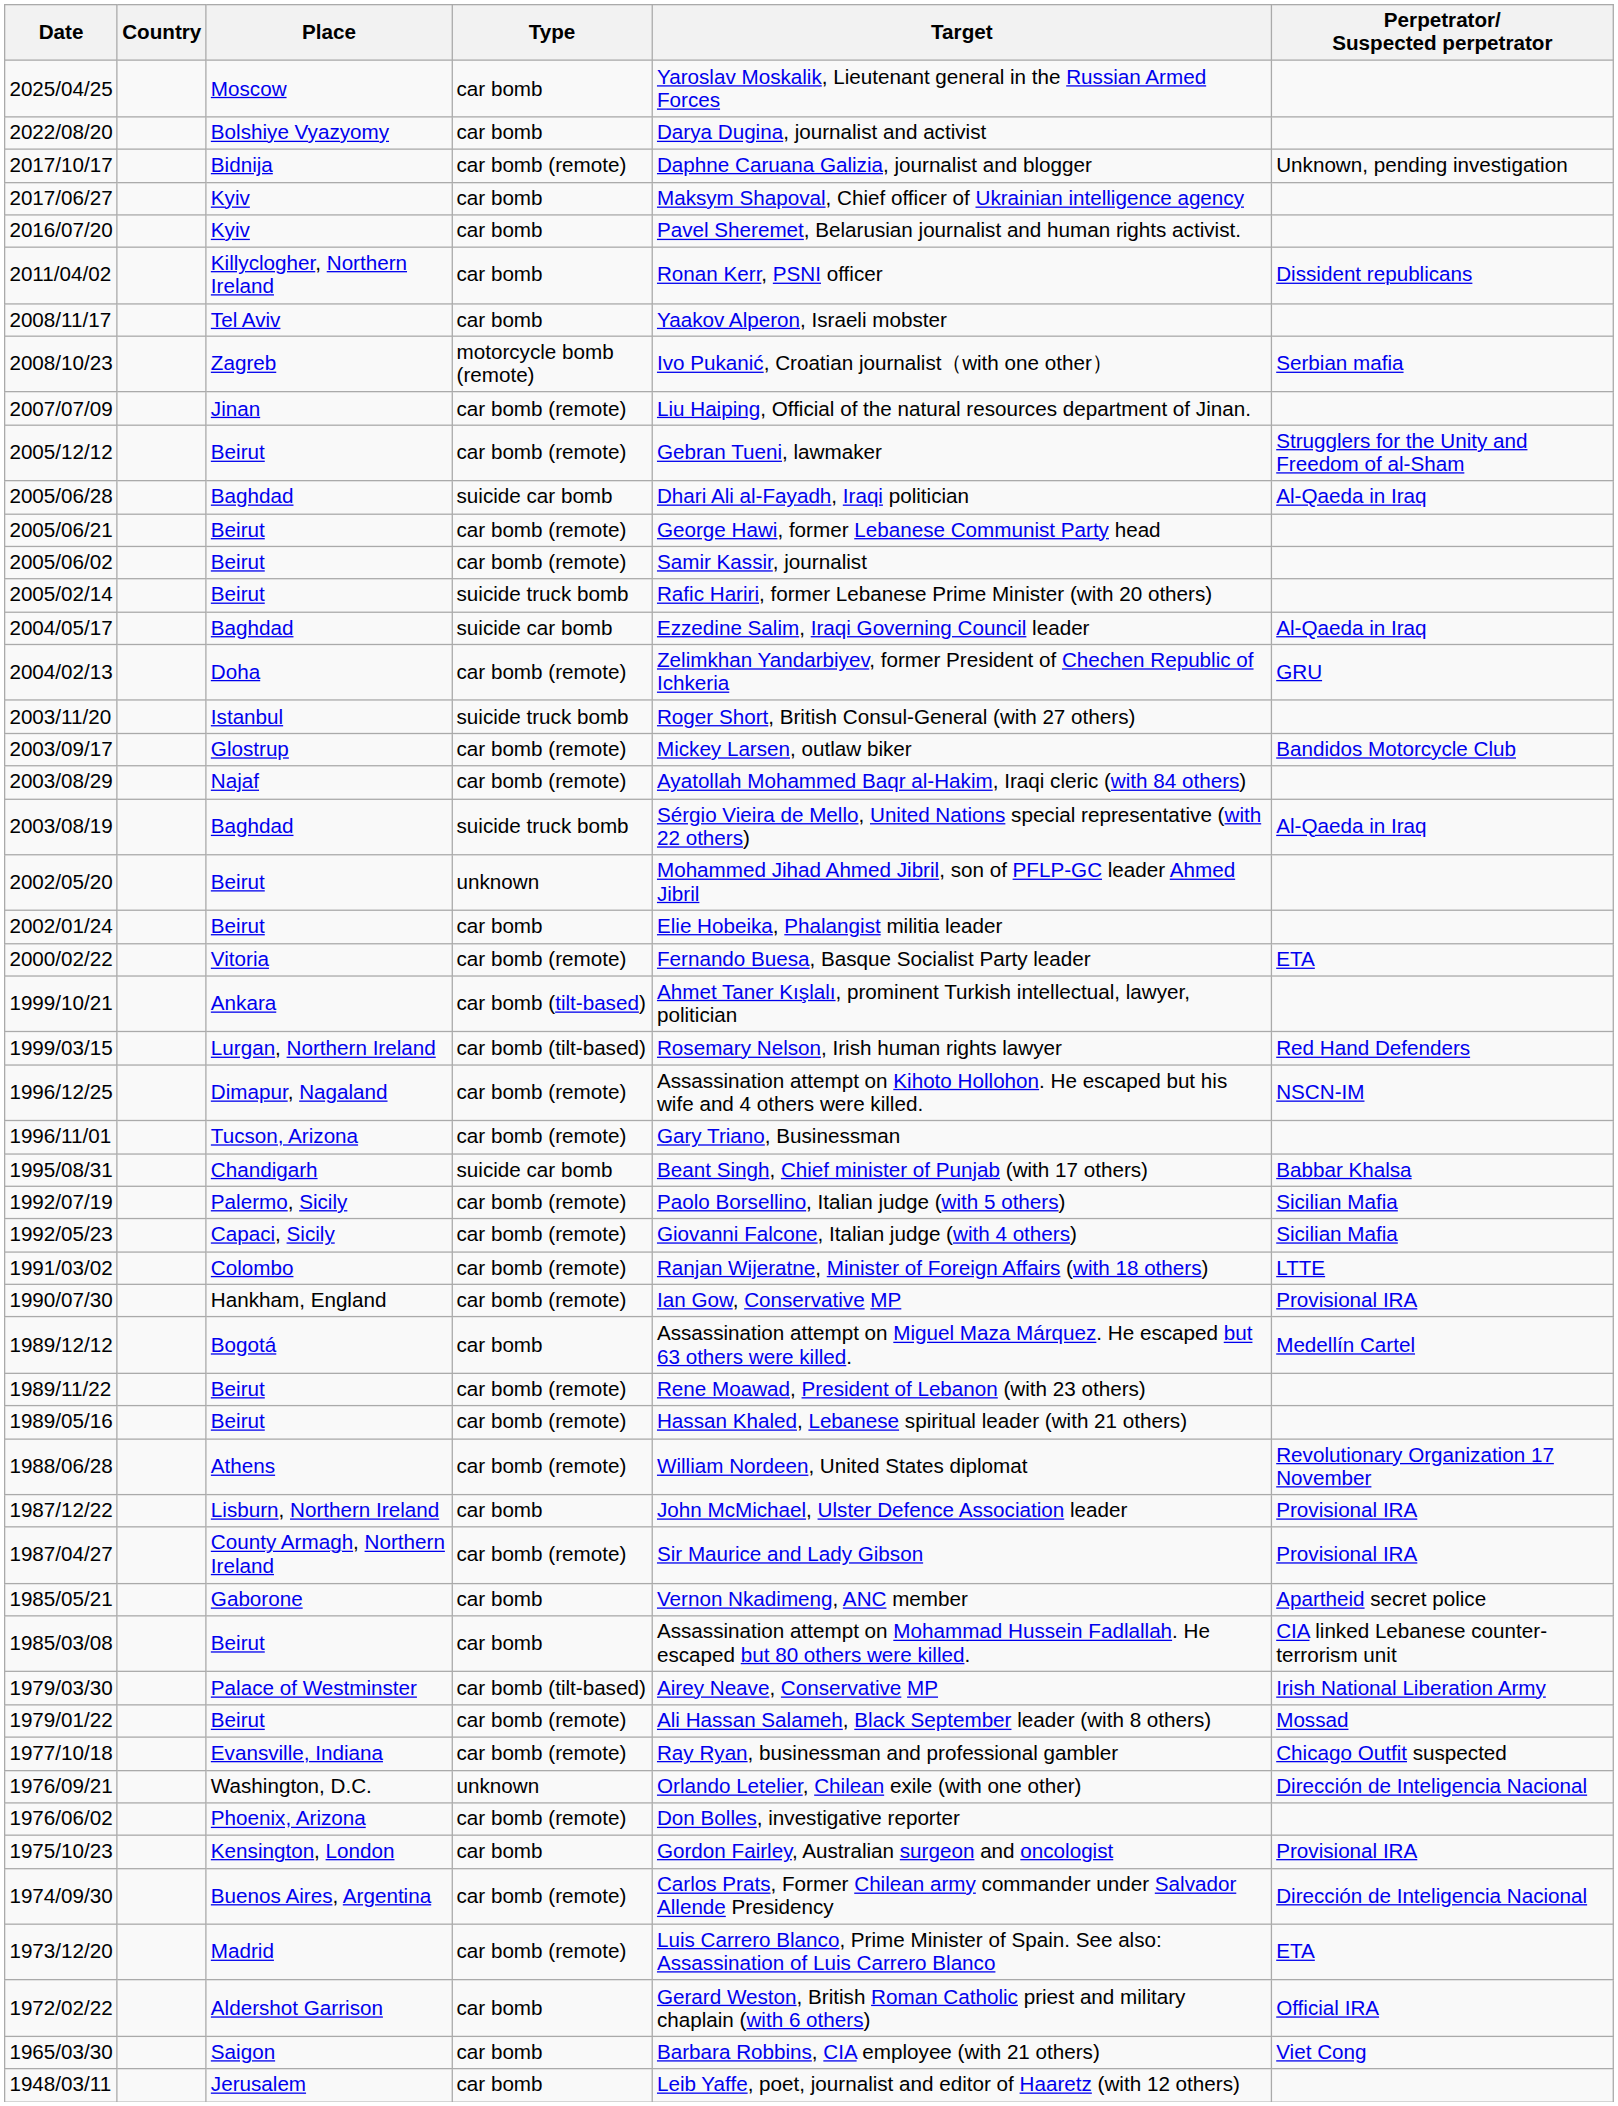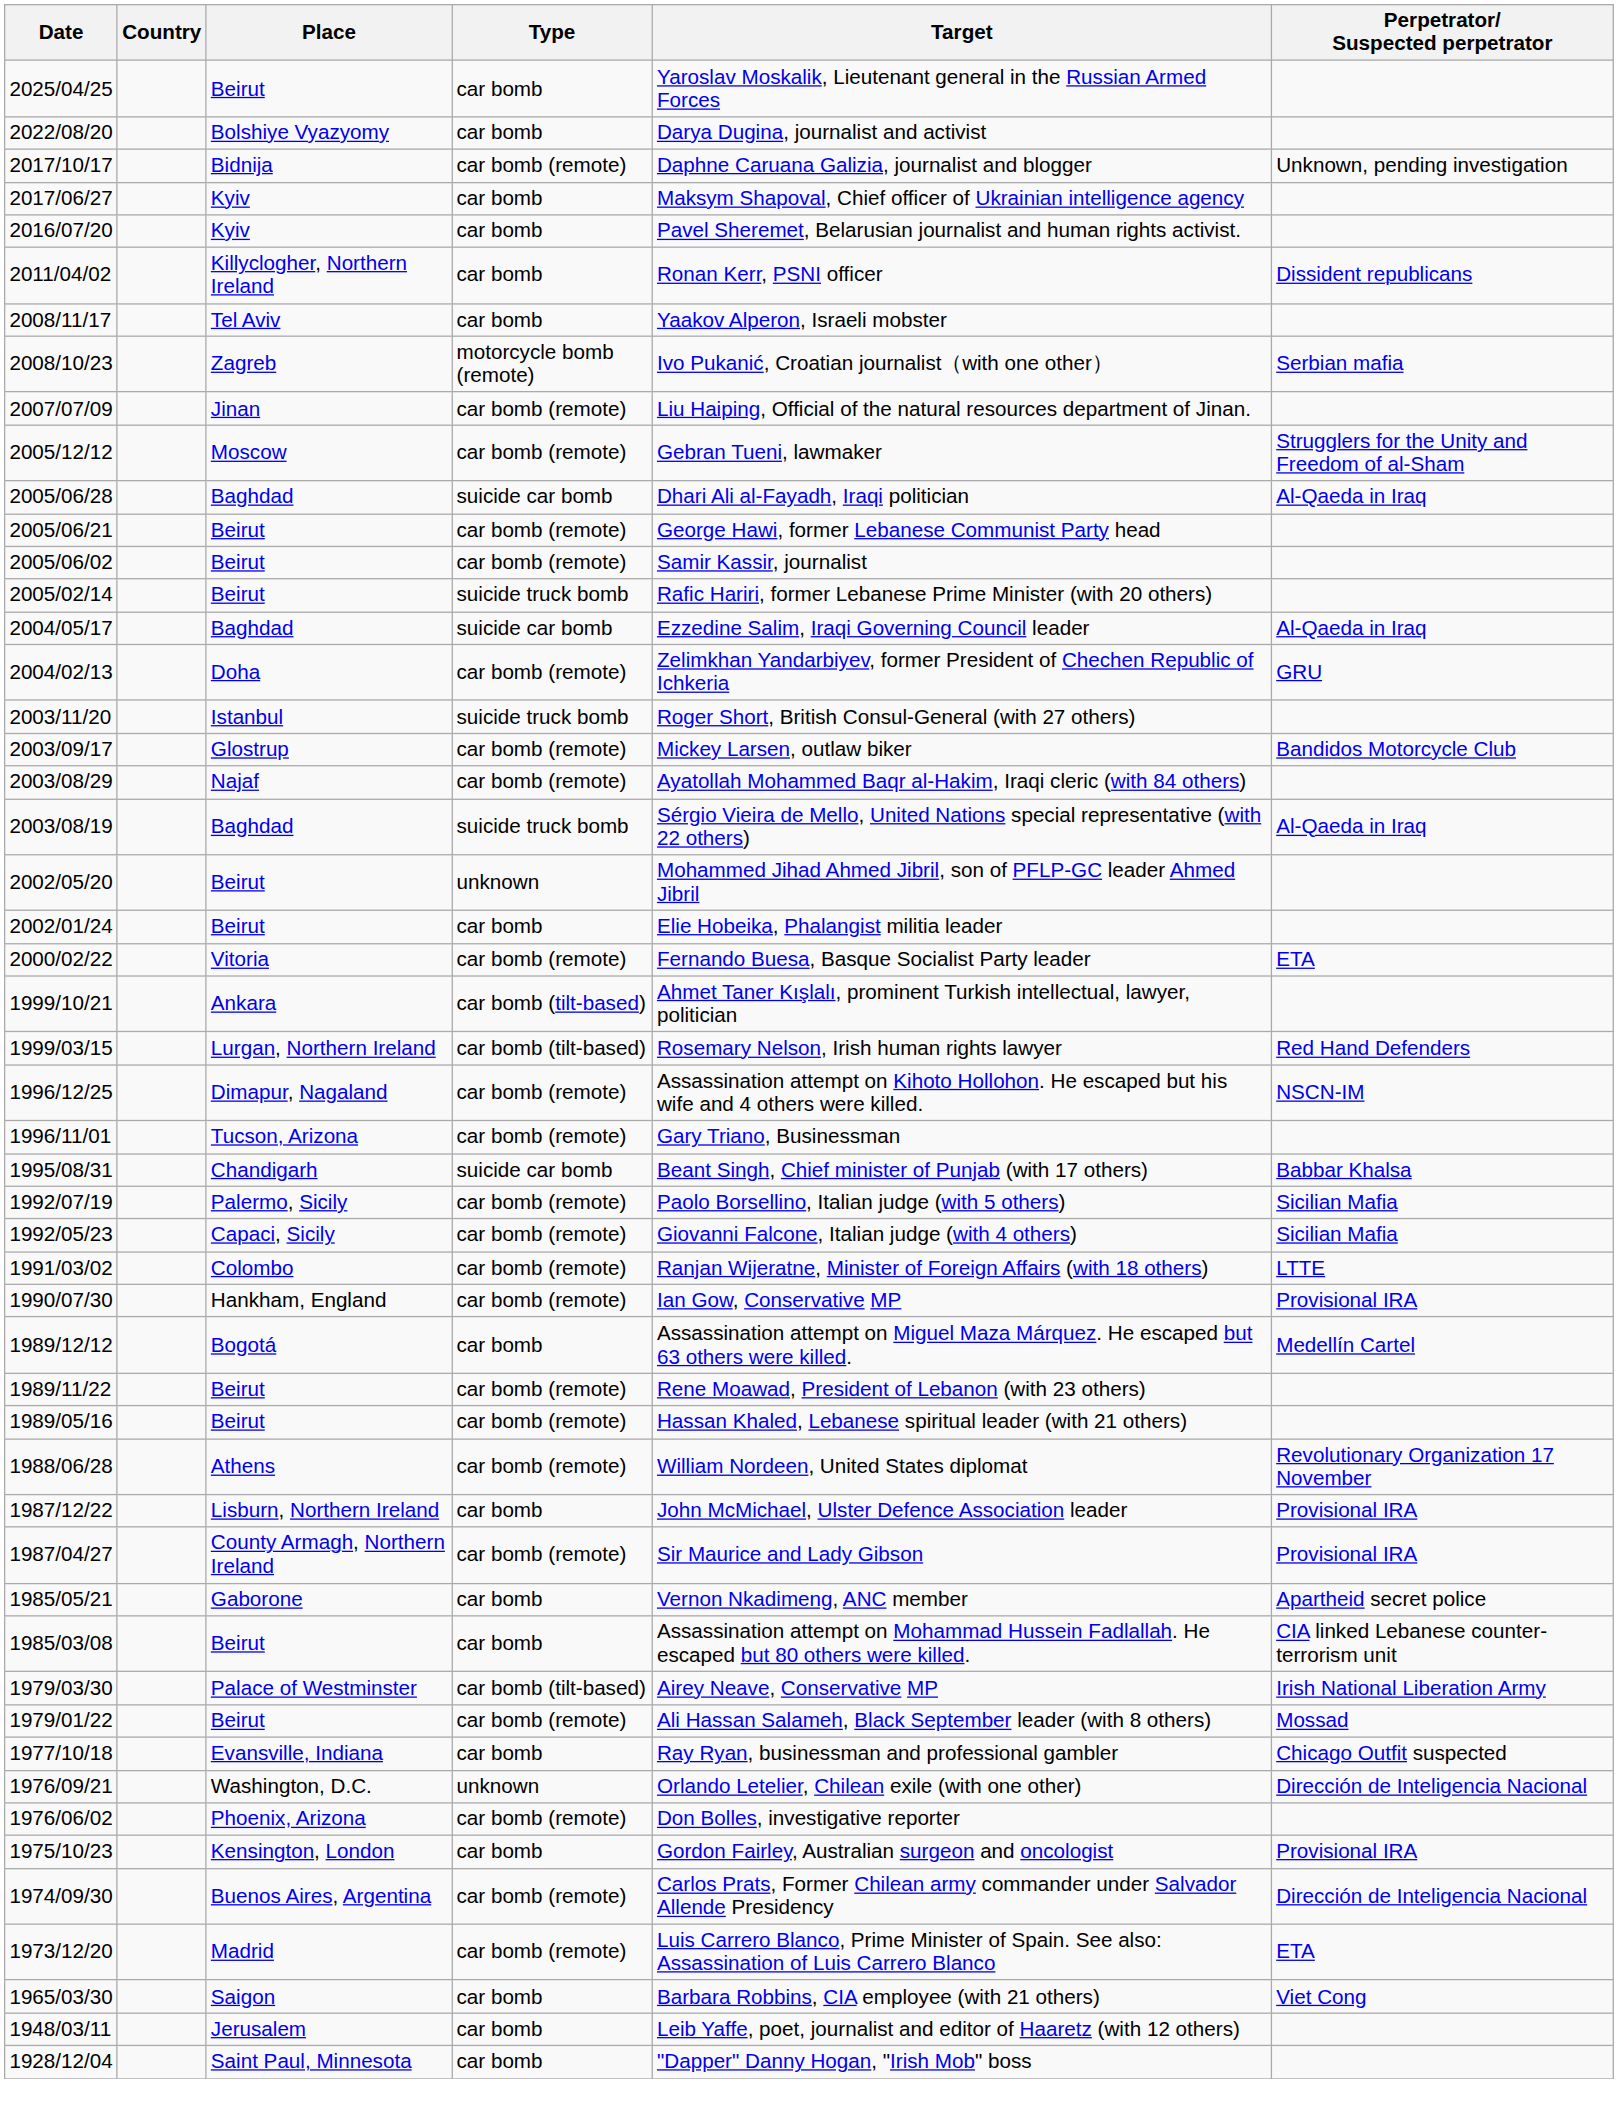(249, 88) Moscow -> (238, 88) Beirut
(238, 452) Beirut -> (249, 452) Moscow
(541, 1753) car bomb (remote) -> (500, 1753) car bomb
- row: (61, 2007)
+ row: (61, 2061)
